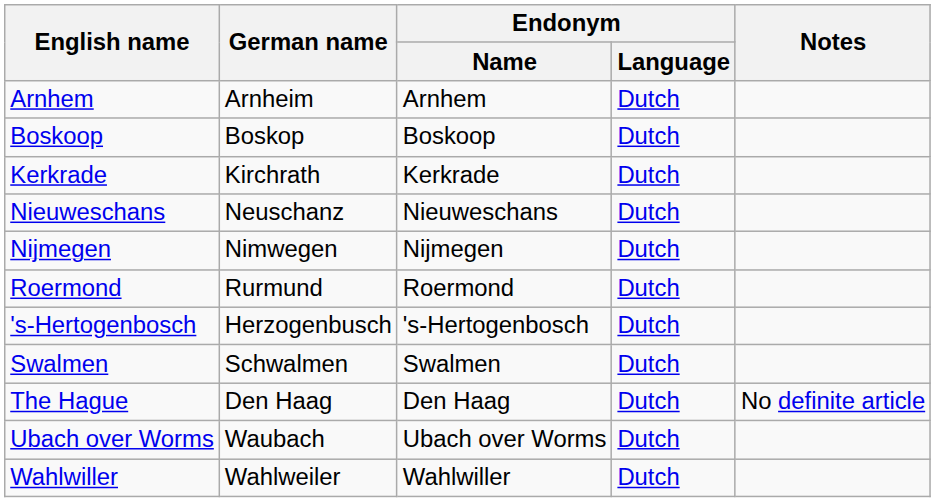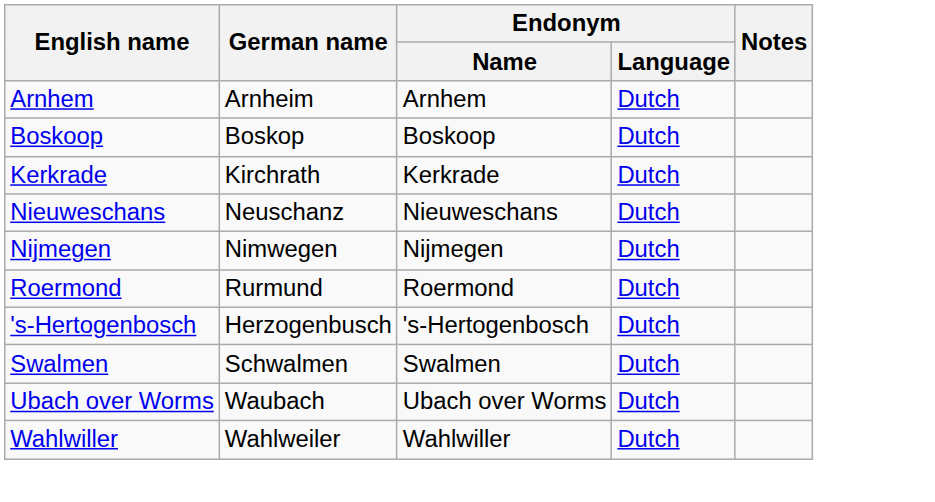- row: (69, 401)
